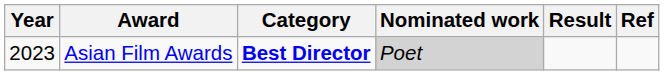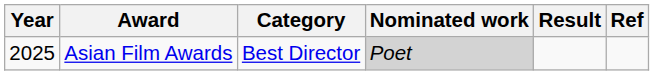(32, 53) 2023 -> (32, 53) 2025
(306, 53) bold -> (301, 53) normal
